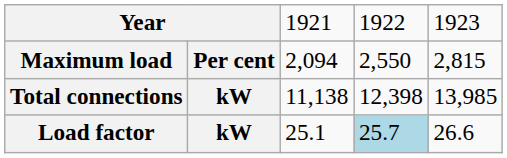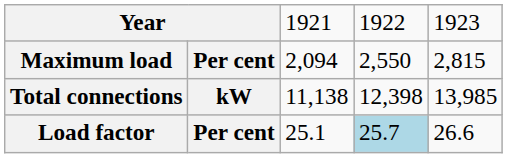(234, 133) kW -> (234, 133) Per cent
